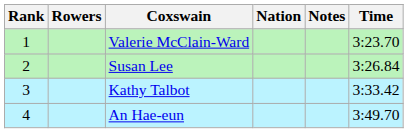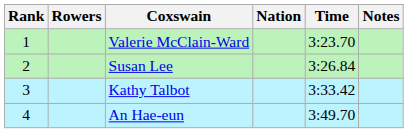columns swapped: (376, 16) <-> (327, 16)
